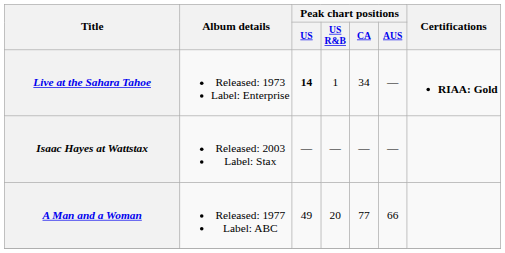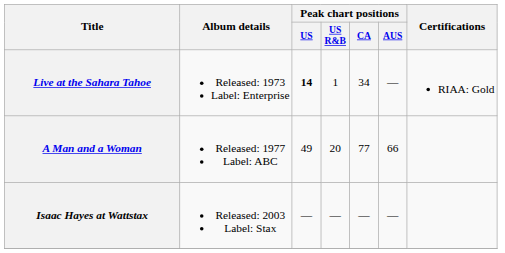(454, 89) bold -> (452, 89) normal
rows swapped: (92, 215) <-> (92, 149)
